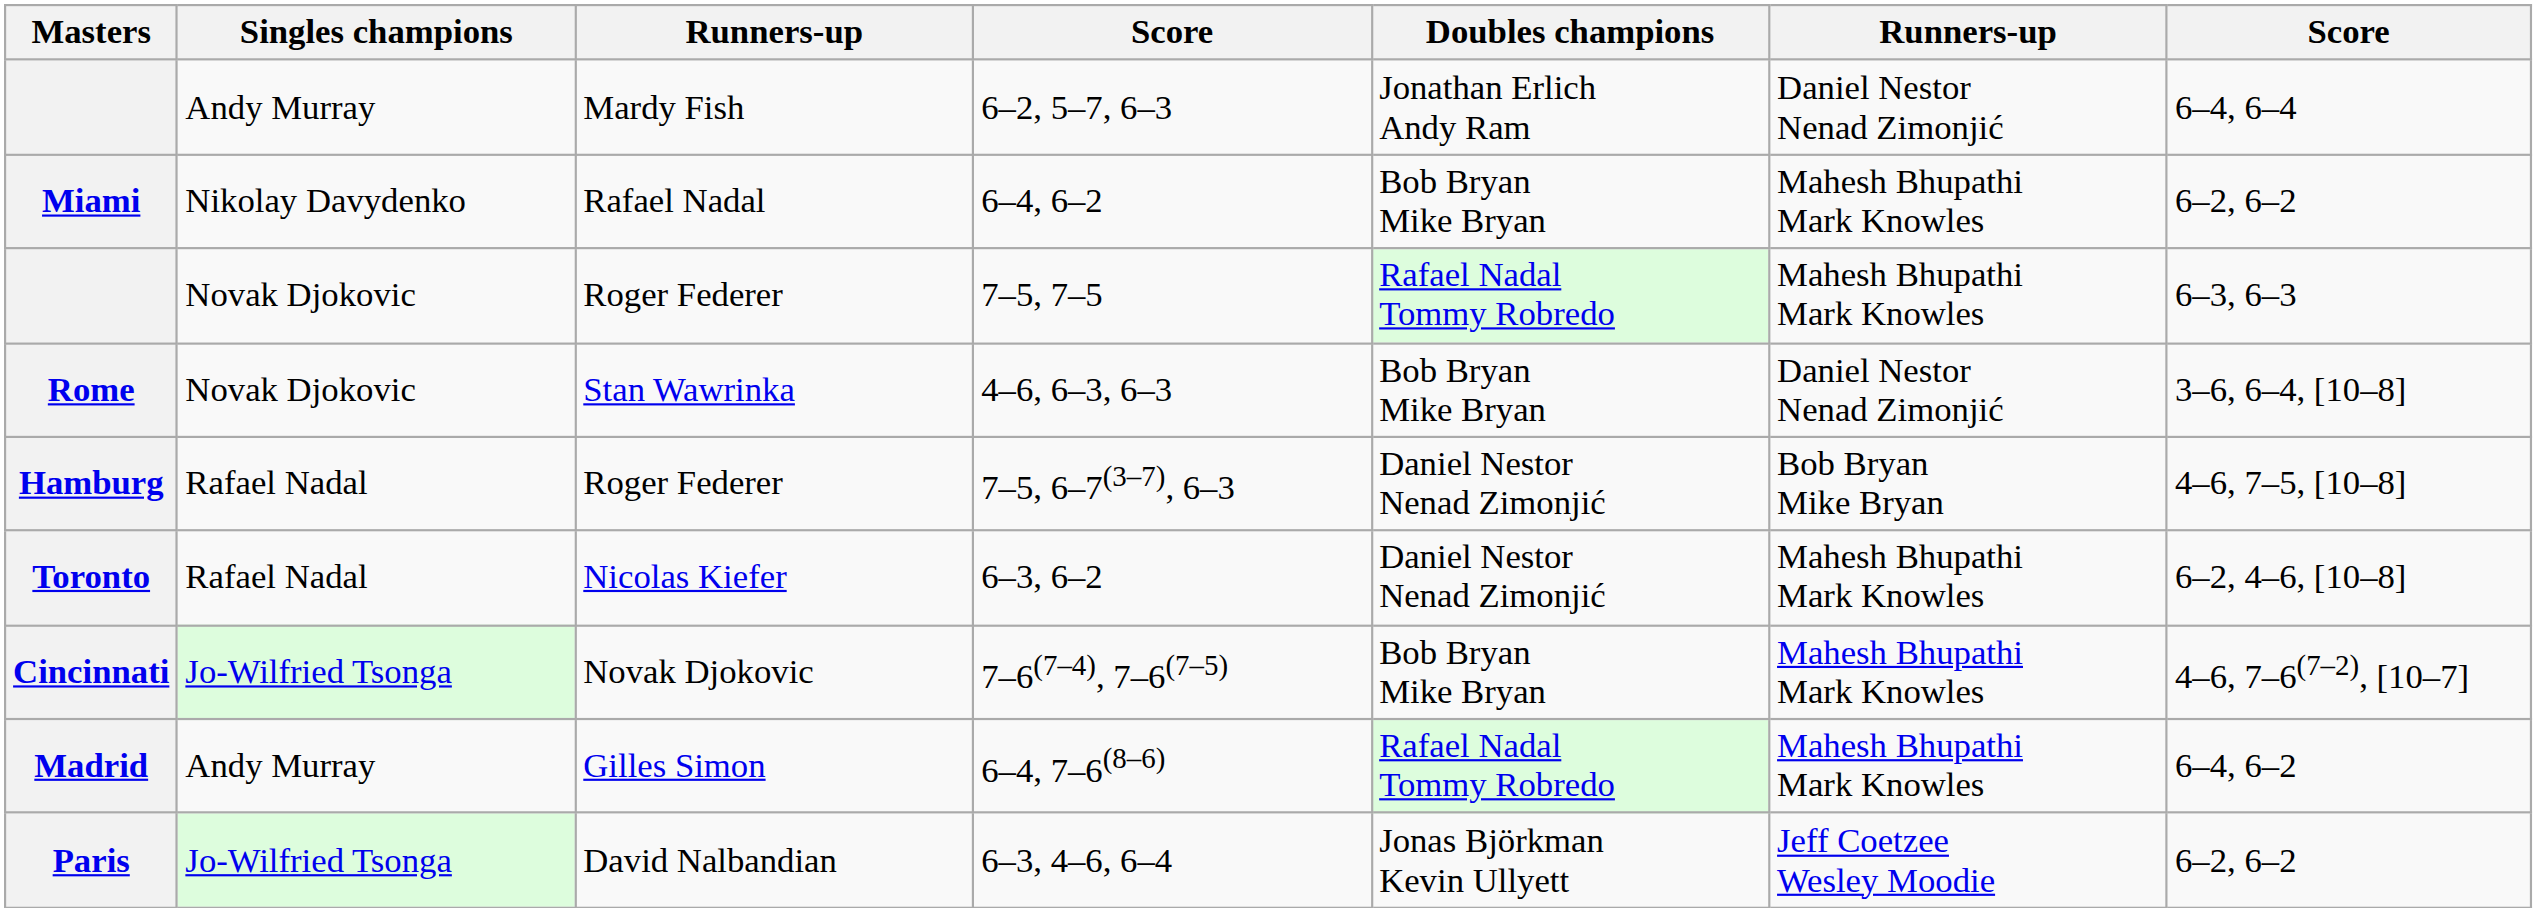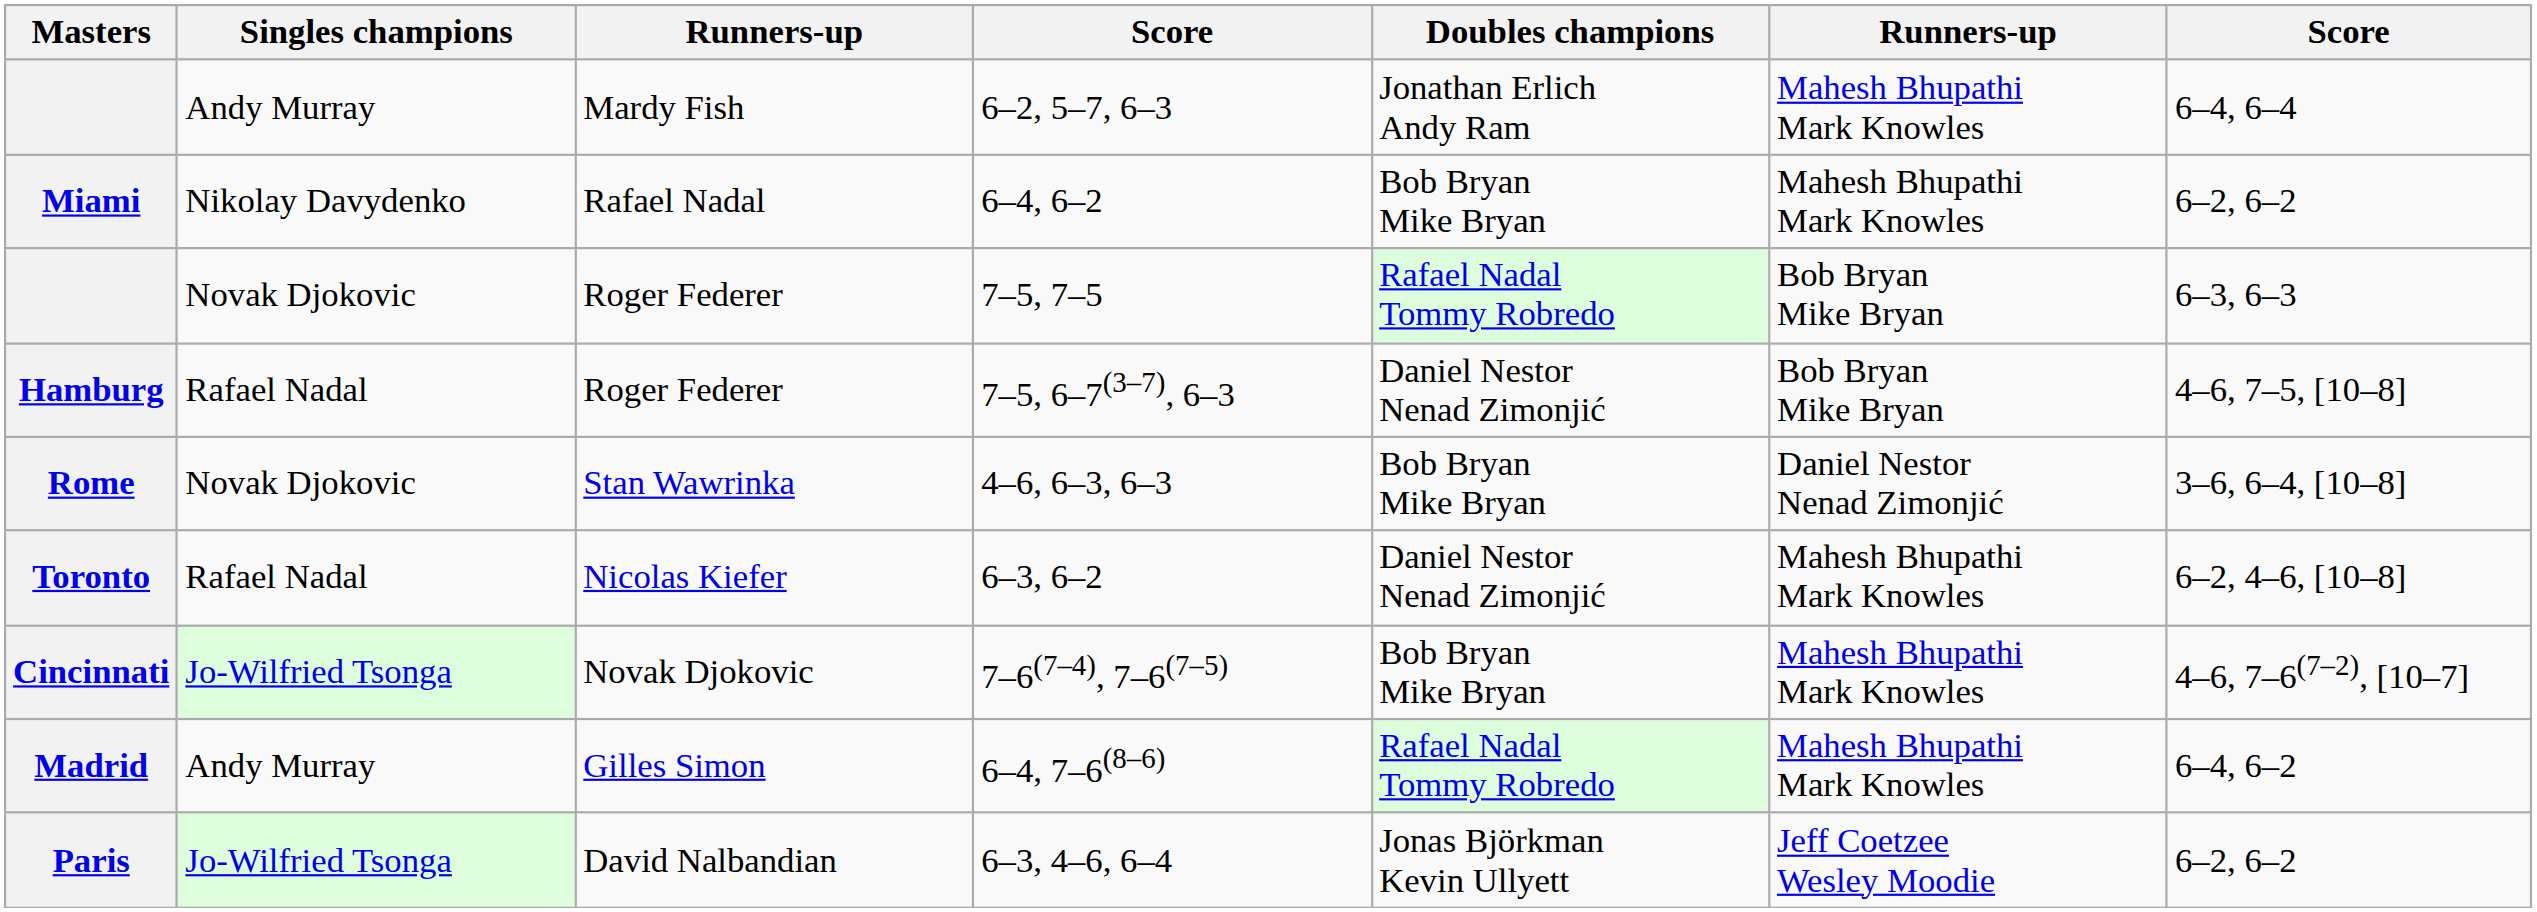(1890, 106) Daniel Nestor Nenad Zimonjić -> (1900, 106) Mahesh Bhupathi Mark Knowles
(1900, 294) Mahesh Bhupathi Mark Knowles -> (1860, 294) Bob Bryan Mike Bryan
rows swapped: (1077, 388) <-> (1108, 483)
